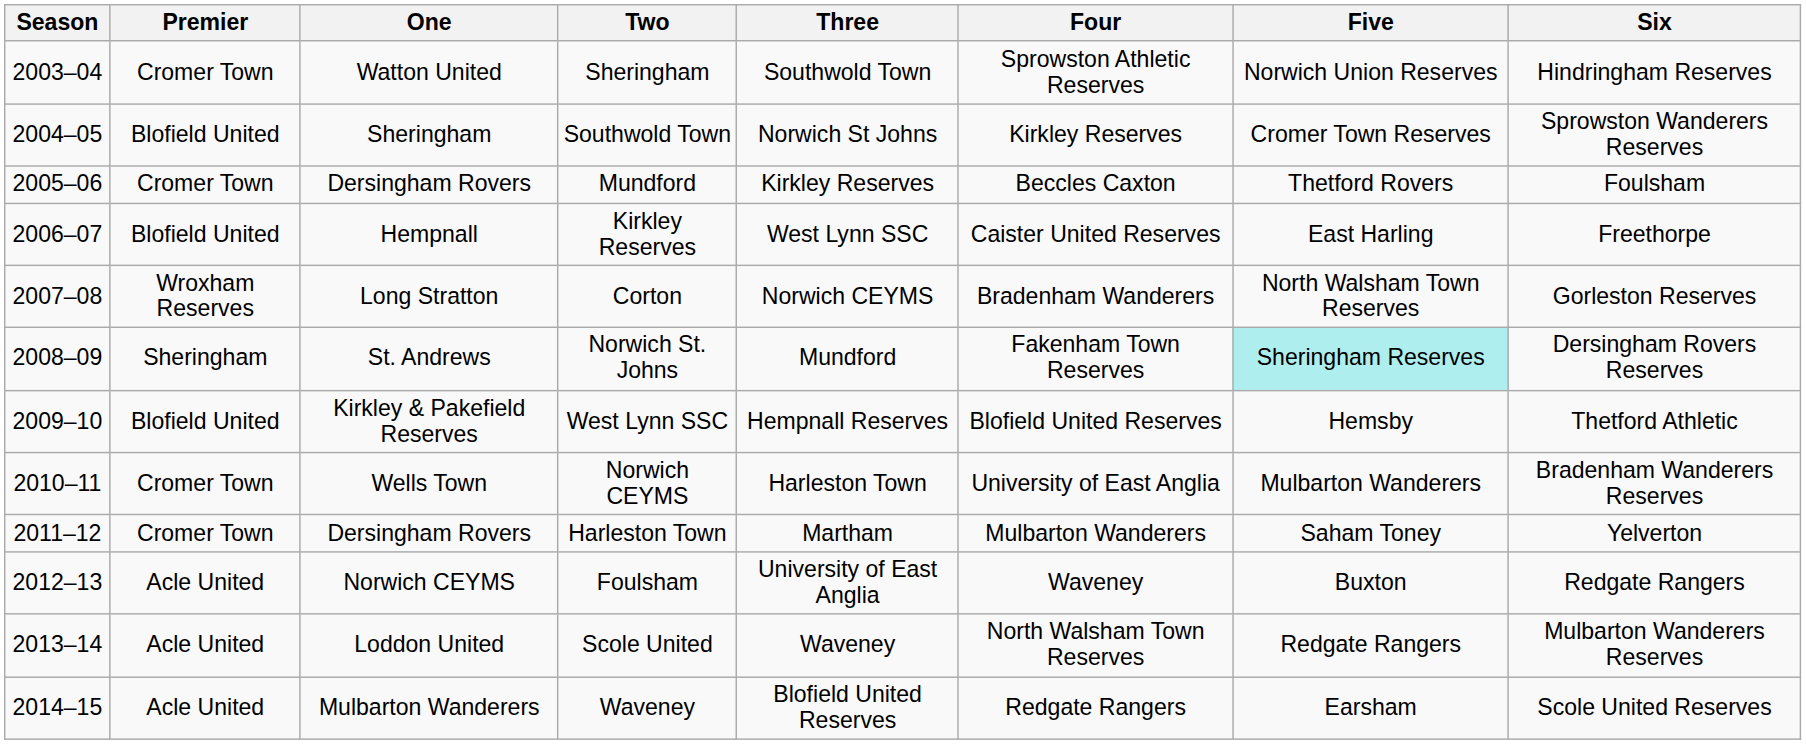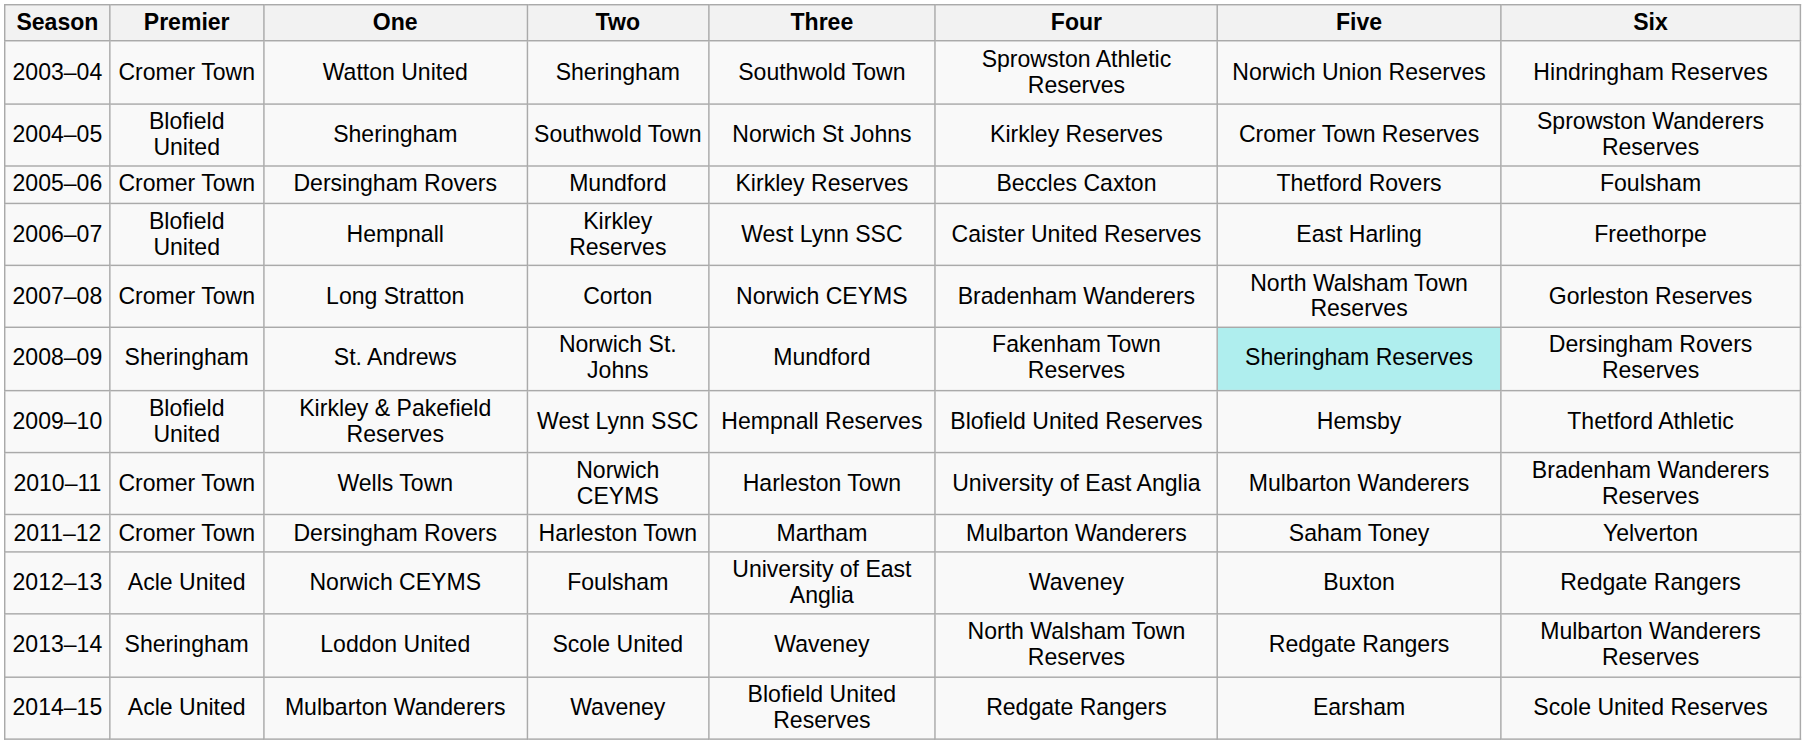(205, 296) Wroxham Reserves -> (187, 296) Cromer Town
(205, 645) Acle United -> (187, 645) Sheringham
